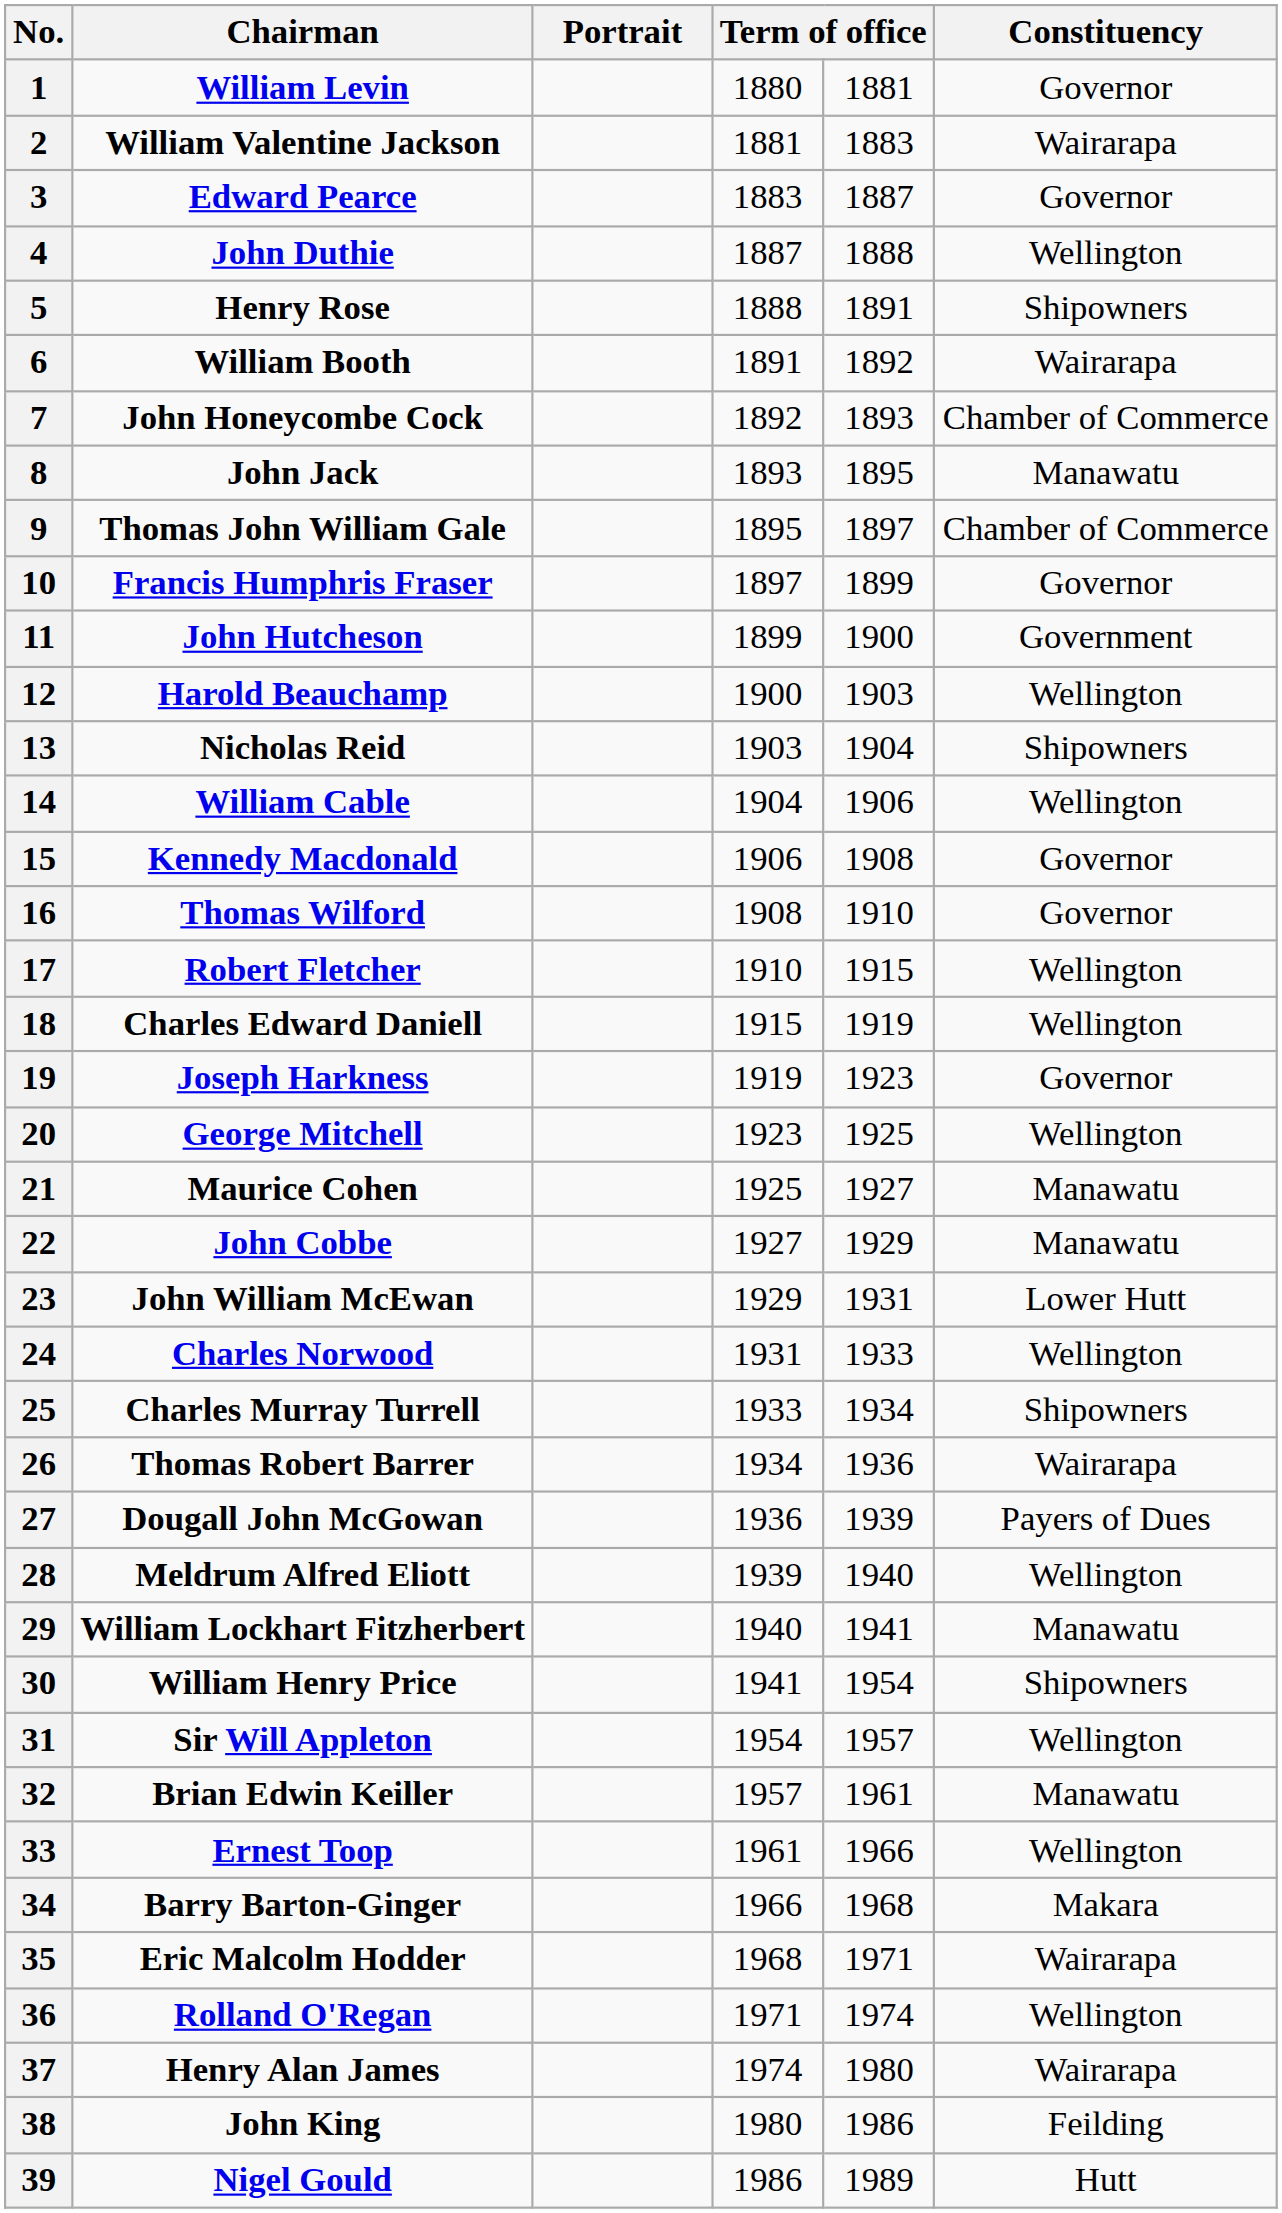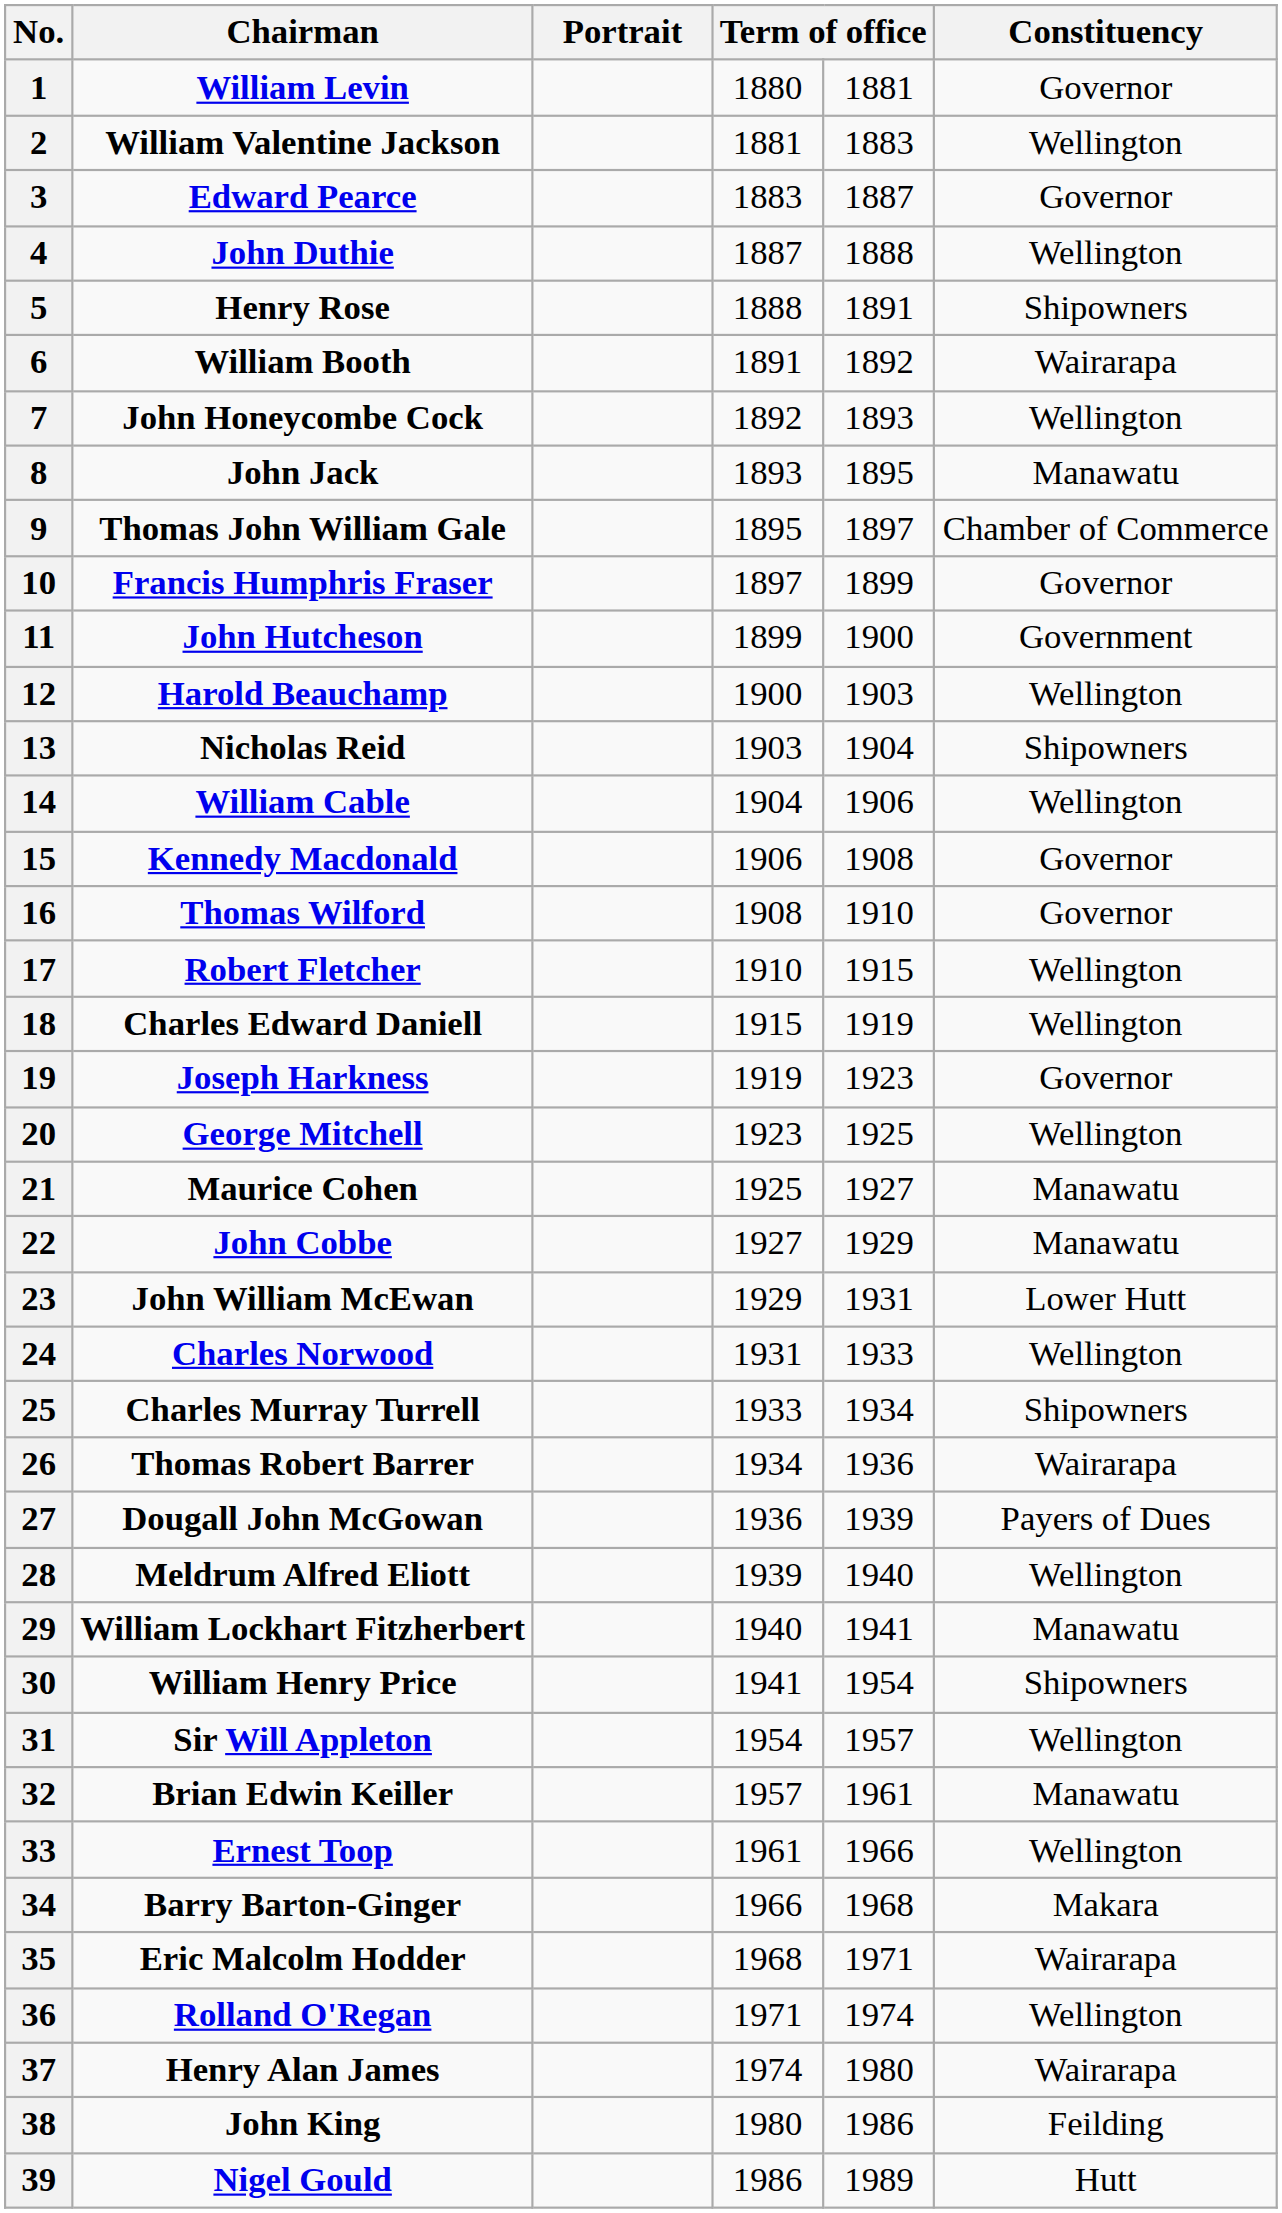(1106, 142) Wairarapa -> (1106, 142) Wellington
(1106, 417) Chamber of Commerce -> (1106, 417) Wellington
